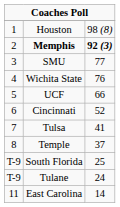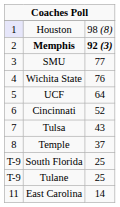(14, 29) no background -> (14, 29) lavender background
(100, 95) 66 -> (100, 95) 64
(100, 128) 41 -> (100, 128) 43
(100, 177) 24 -> (100, 177) 25
